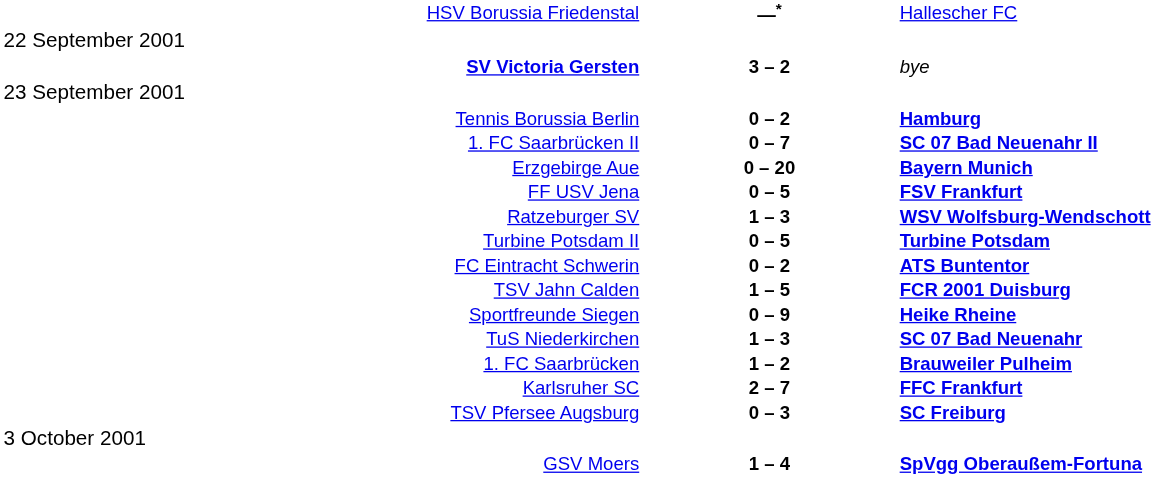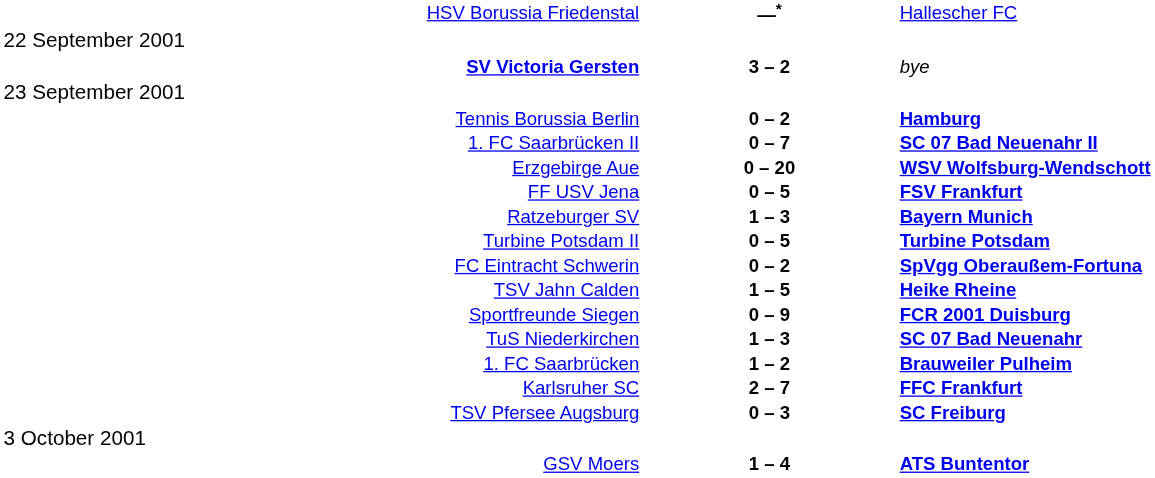(966, 167) Bayern Munich -> (1025, 167) WSV Wolfsburg-Wendschott
(1025, 216) WSV Wolfsburg-Wendschott -> (966, 216) Bayern Munich
(964, 265) ATS Buntentor -> (1021, 265) SpVgg Oberaußem-Fortuna
(985, 289) FCR 2001 Duisburg -> (958, 289) Heike Rheine
(958, 314) Heike Rheine -> (985, 314) FCR 2001 Duisburg
(1021, 464) SpVgg Oberaußem-Fortuna -> (964, 464) ATS Buntentor
